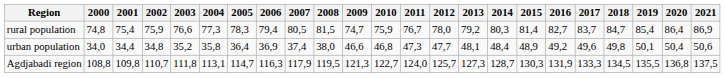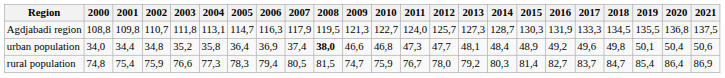rows swapped: (44, 64) <-> (41, 30)
(326, 47) normal -> (326, 47) bold
